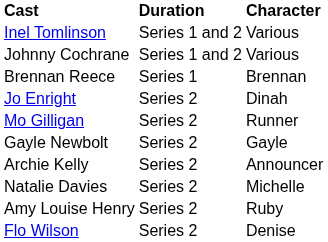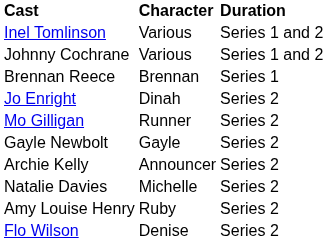columns swapped: (283, 10) <-> (172, 10)
